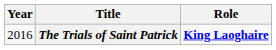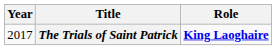(20, 34) 2016 -> (20, 34) 2017
